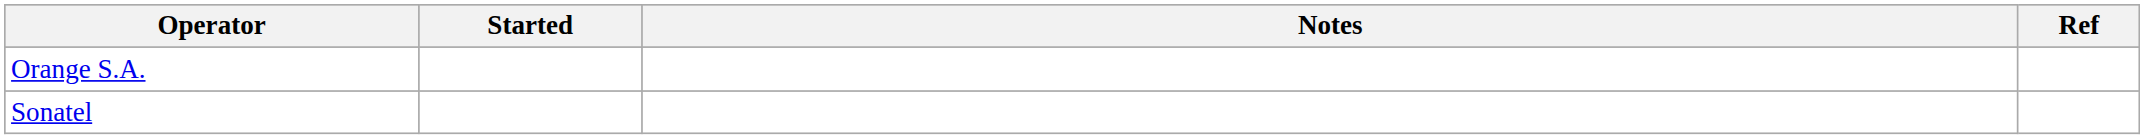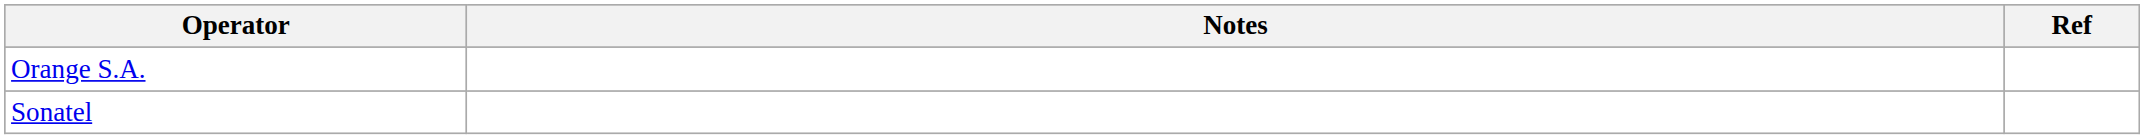- column: (530, 25)
